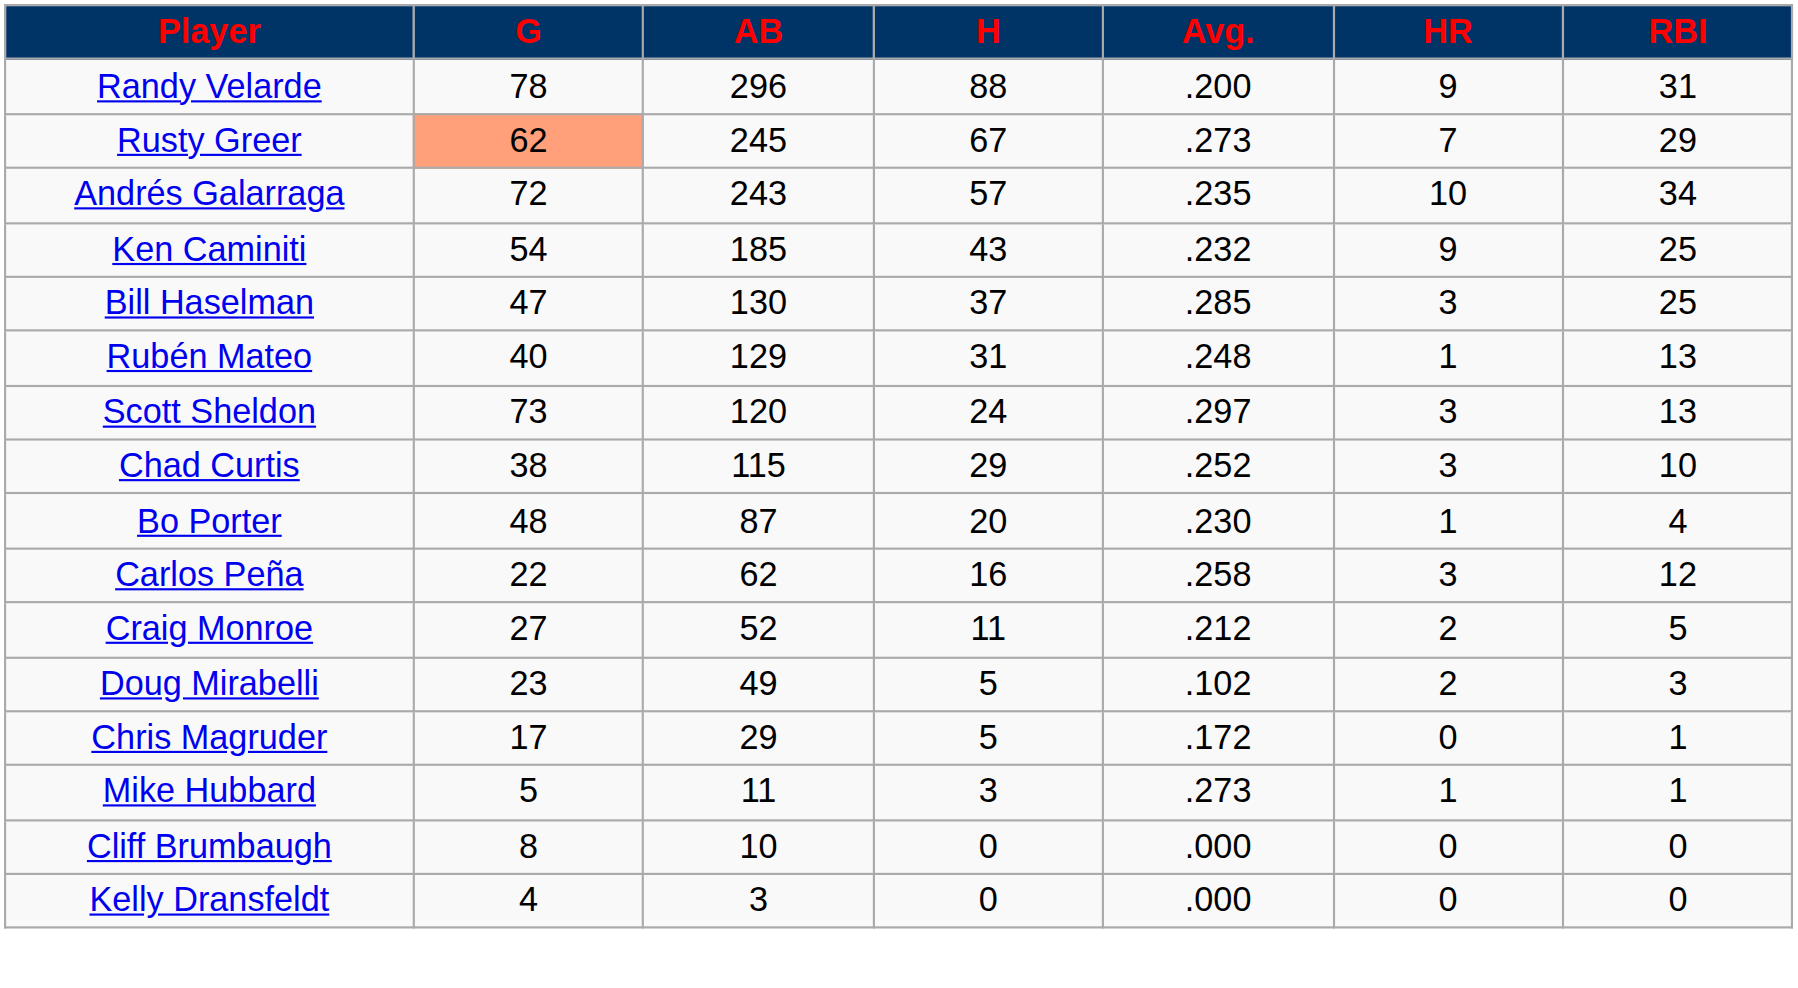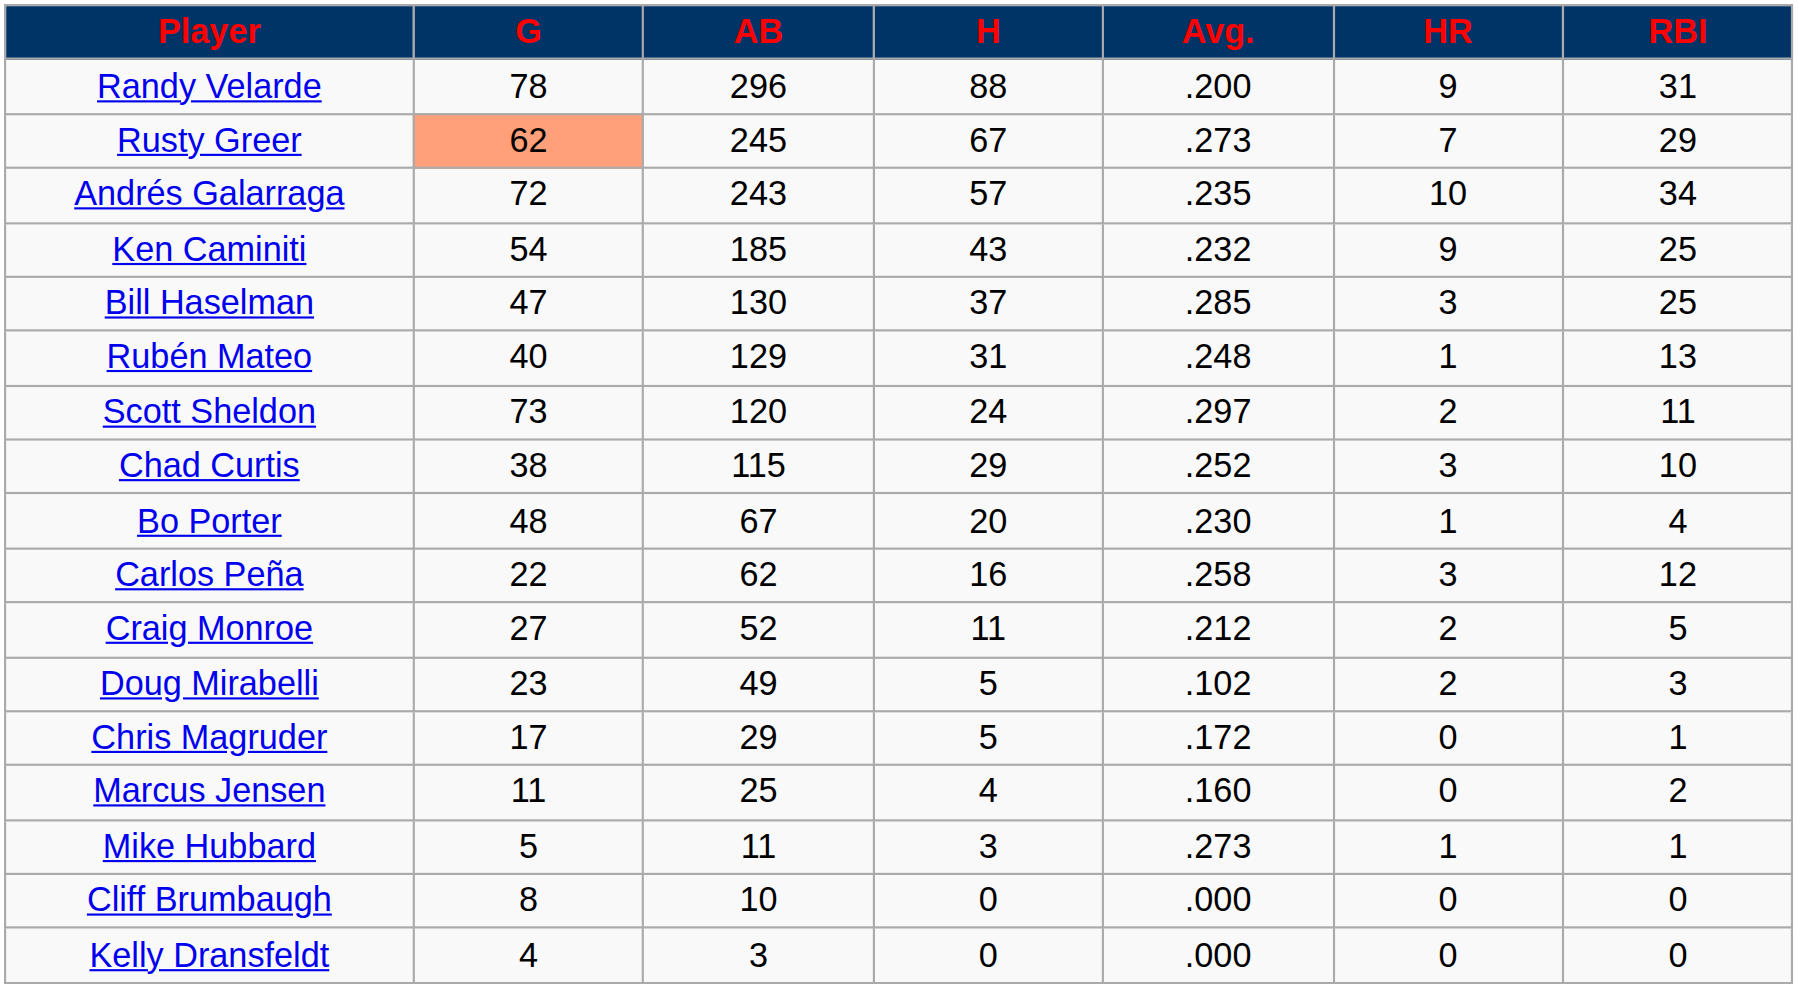(1448, 411) 3 -> (1448, 411) 2
(1678, 411) 13 -> (1678, 411) 11
(758, 520) 87 -> (758, 520) 67
+ row: (209, 791)
